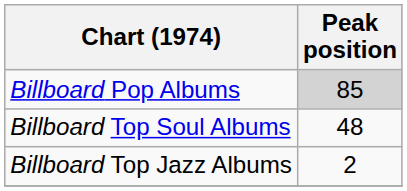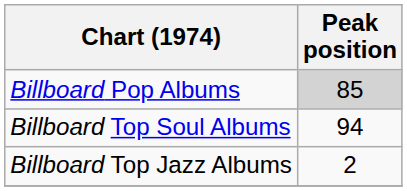(350, 127) 48 -> (350, 127) 94
